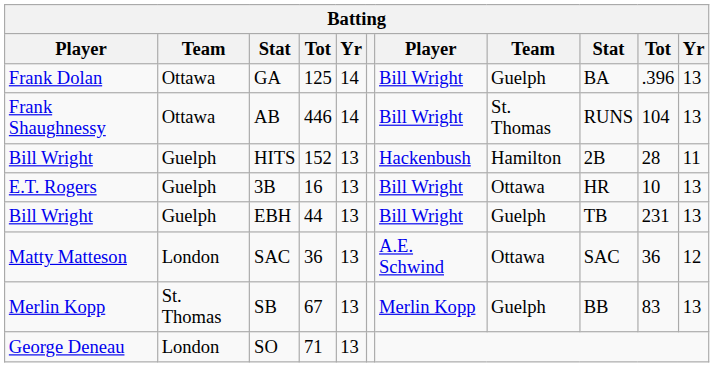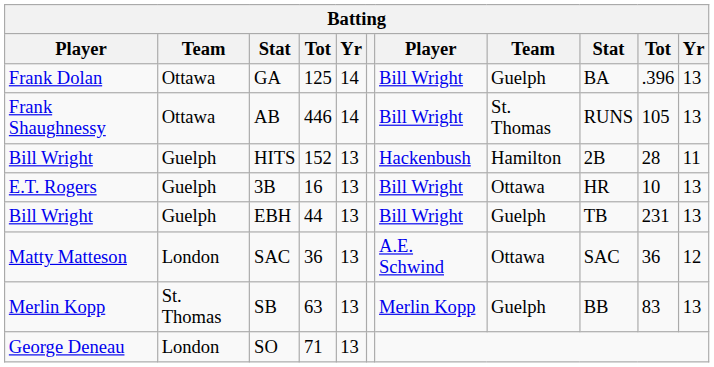(656, 117) 104 -> (656, 117) 105
(313, 306) 67 -> (313, 306) 63
